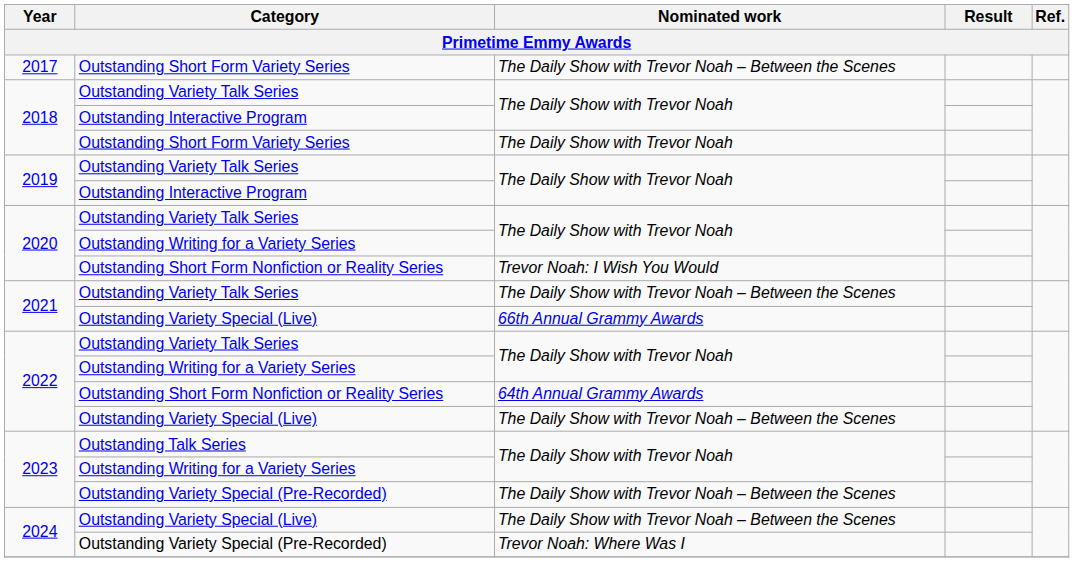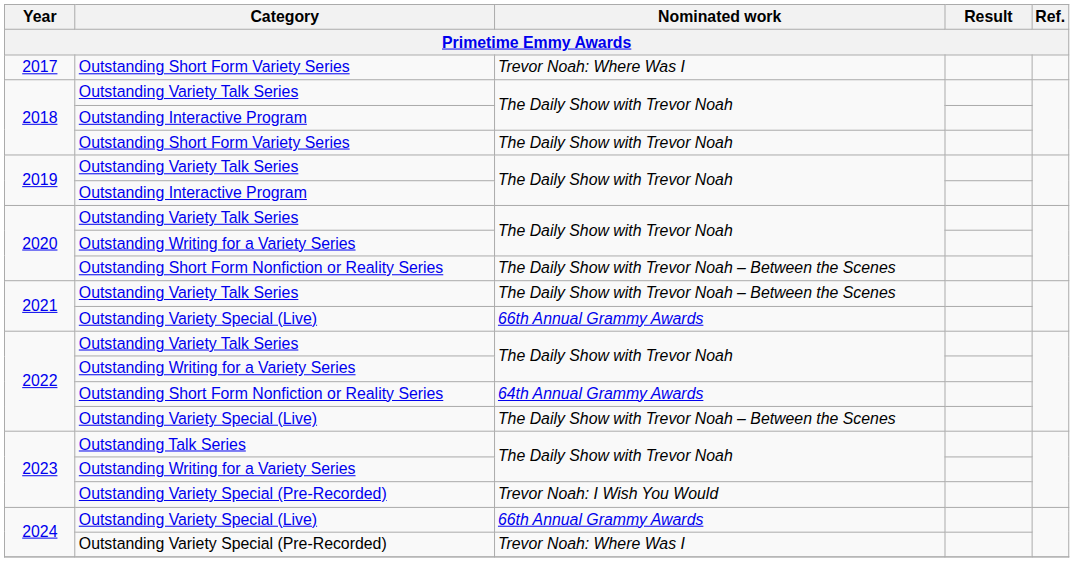(697, 67) The Daily Show with Trevor Noah – Between the Scenes -> (591, 67) Trevor Noah: Where Was I
(608, 268) Trevor Noah: I Wish You Would -> (697, 268) The Daily Show with Trevor Noah – Between the Scenes
(697, 494) The Daily Show with Trevor Noah – Between the Scenes -> (608, 494) Trevor Noah: I Wish You Would
(697, 519) The Daily Show with Trevor Noah – Between the Scenes -> (601, 519) 66th Annual Grammy Awards
